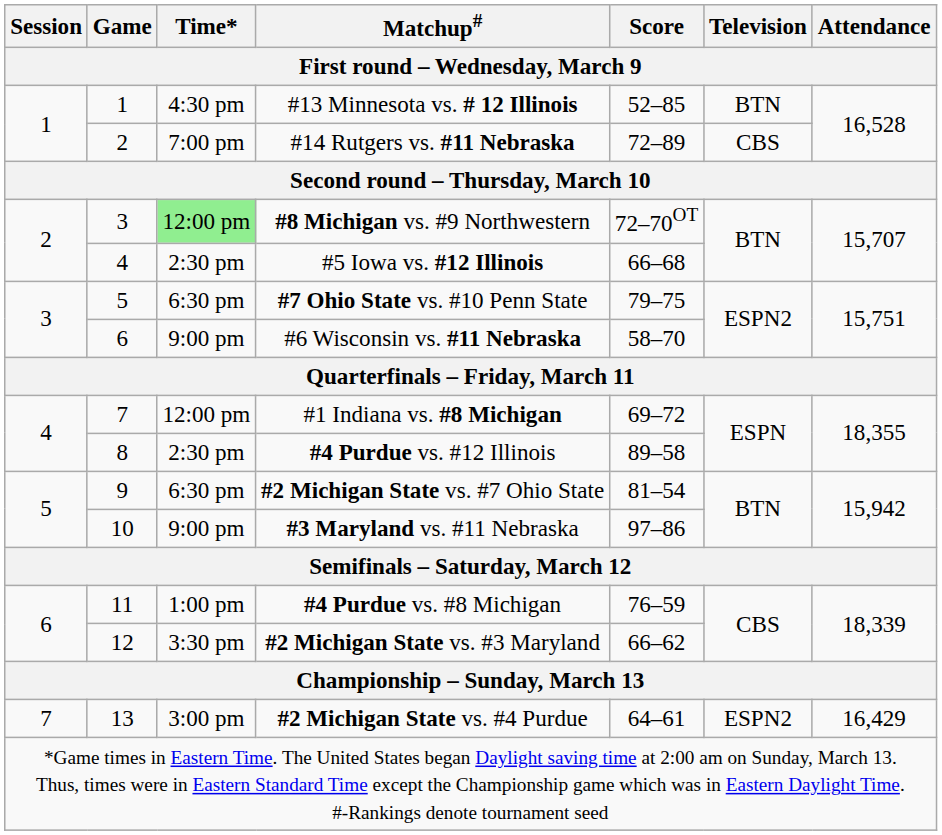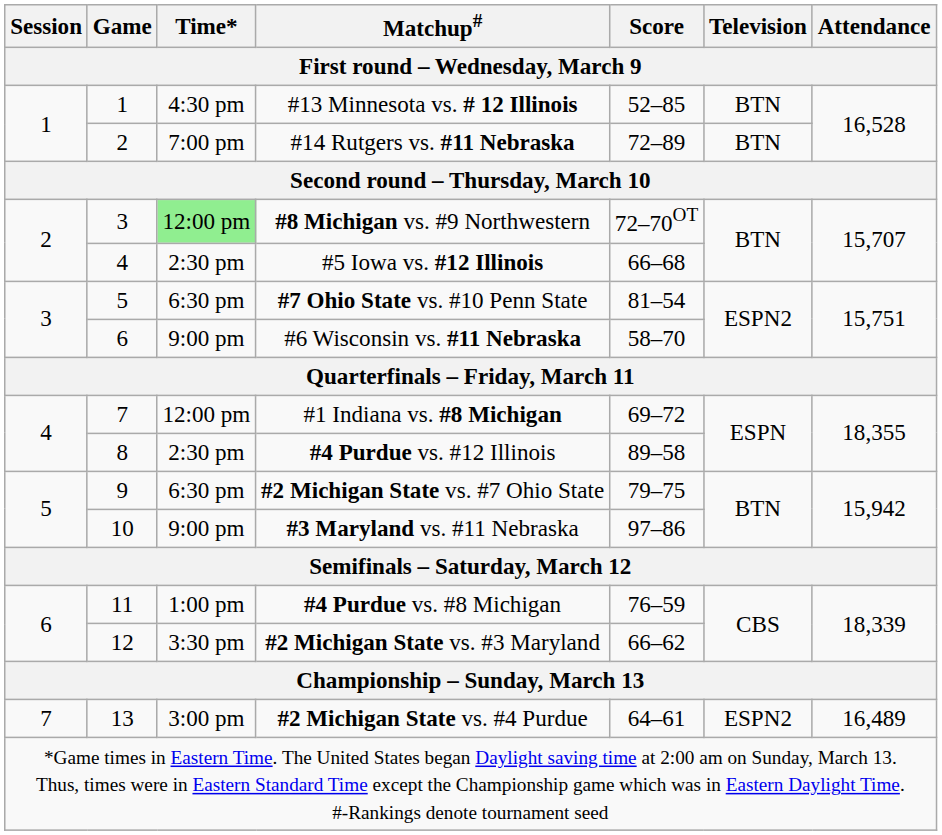(758, 142) CBS -> (758, 142) BTN
(657, 299) 79–75 -> (657, 299) 81–54
(657, 490) 81–54 -> (657, 490) 79–75
(874, 718) 16,429 -> (874, 718) 16,489
